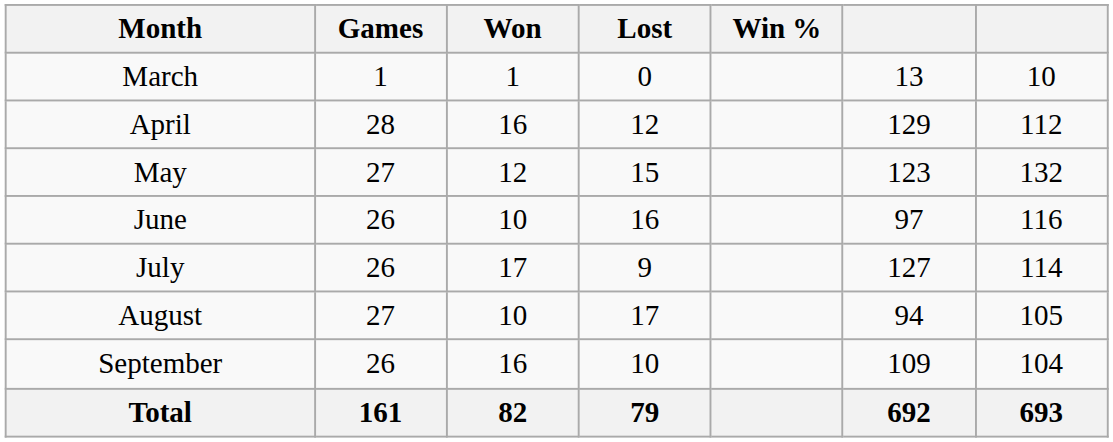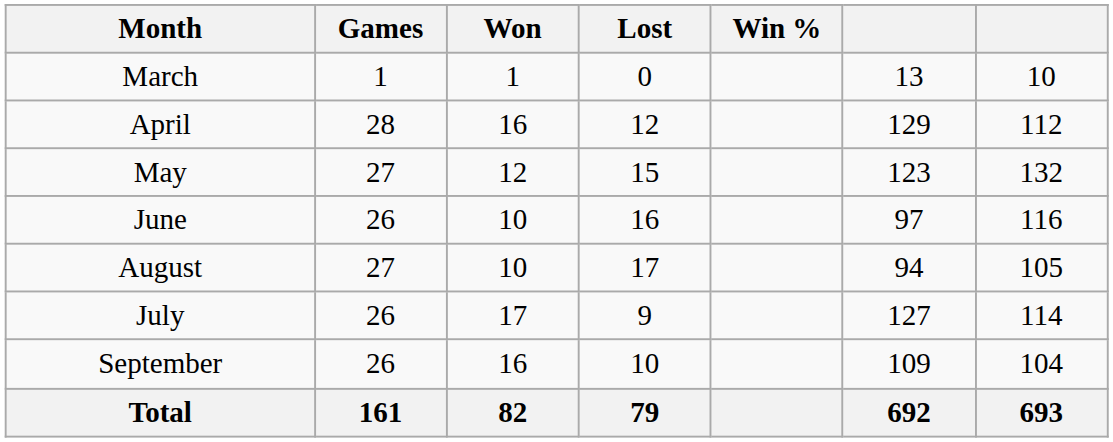rows swapped: (160, 267) <-> (160, 315)
